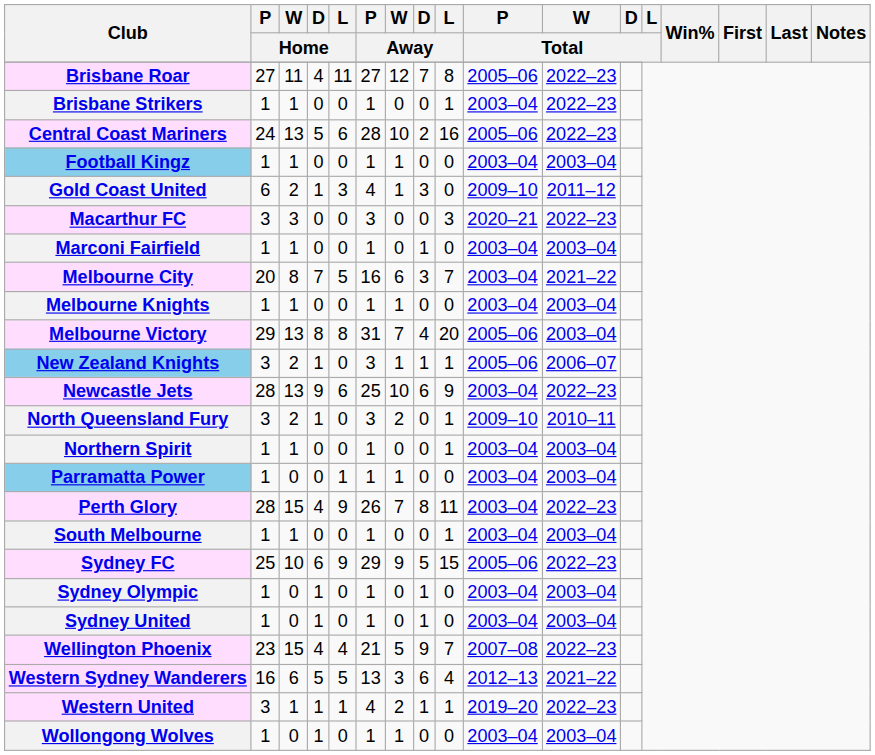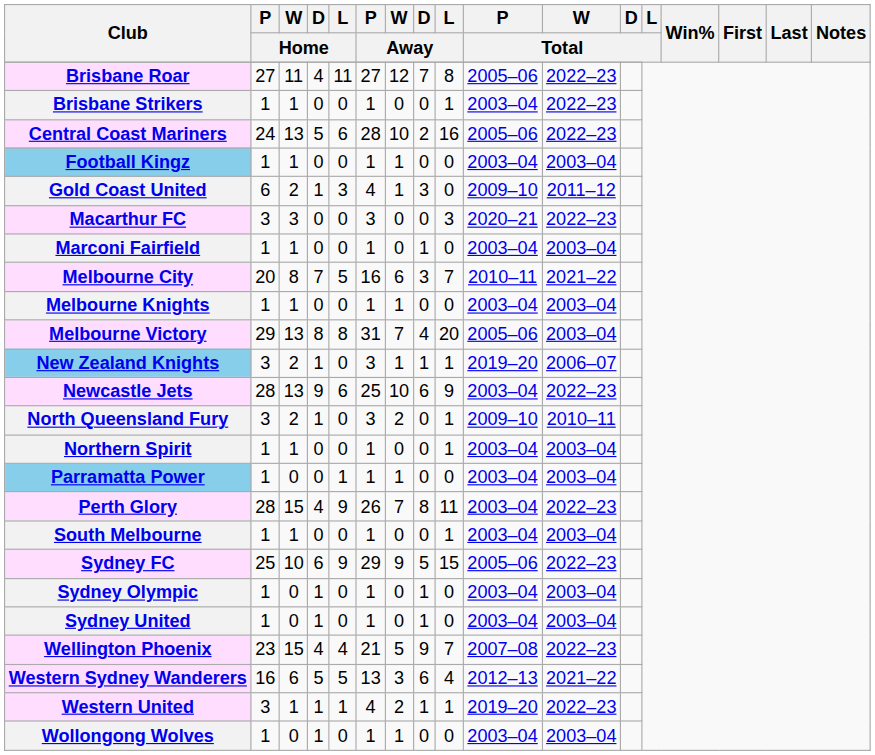(503, 276) 2003–04 -> (503, 276) 2010–11
(503, 362) 2005–06 -> (503, 362) 2019–20
